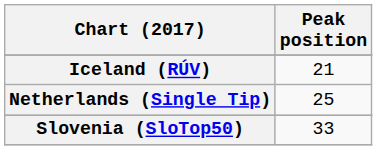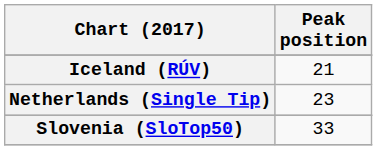(324, 100) 25 -> (324, 100) 23
